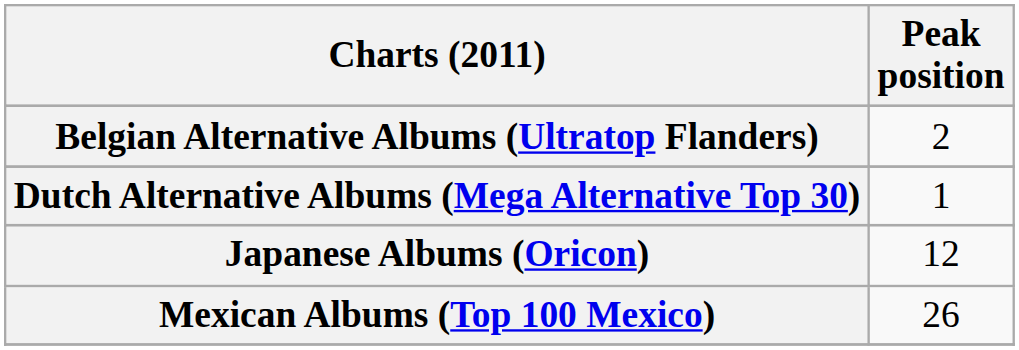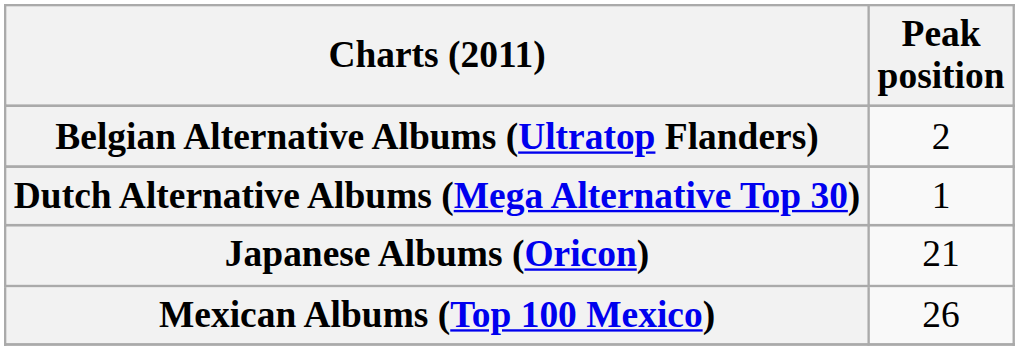(941, 254) 12 -> (941, 254) 21
